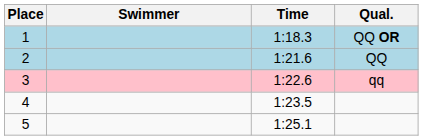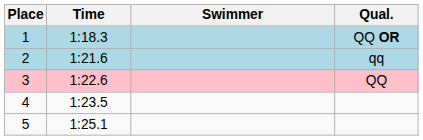columns swapped: (149, 15) <-> (293, 15)
(376, 59) QQ -> (376, 59) qq
(376, 80) qq -> (376, 80) QQ
